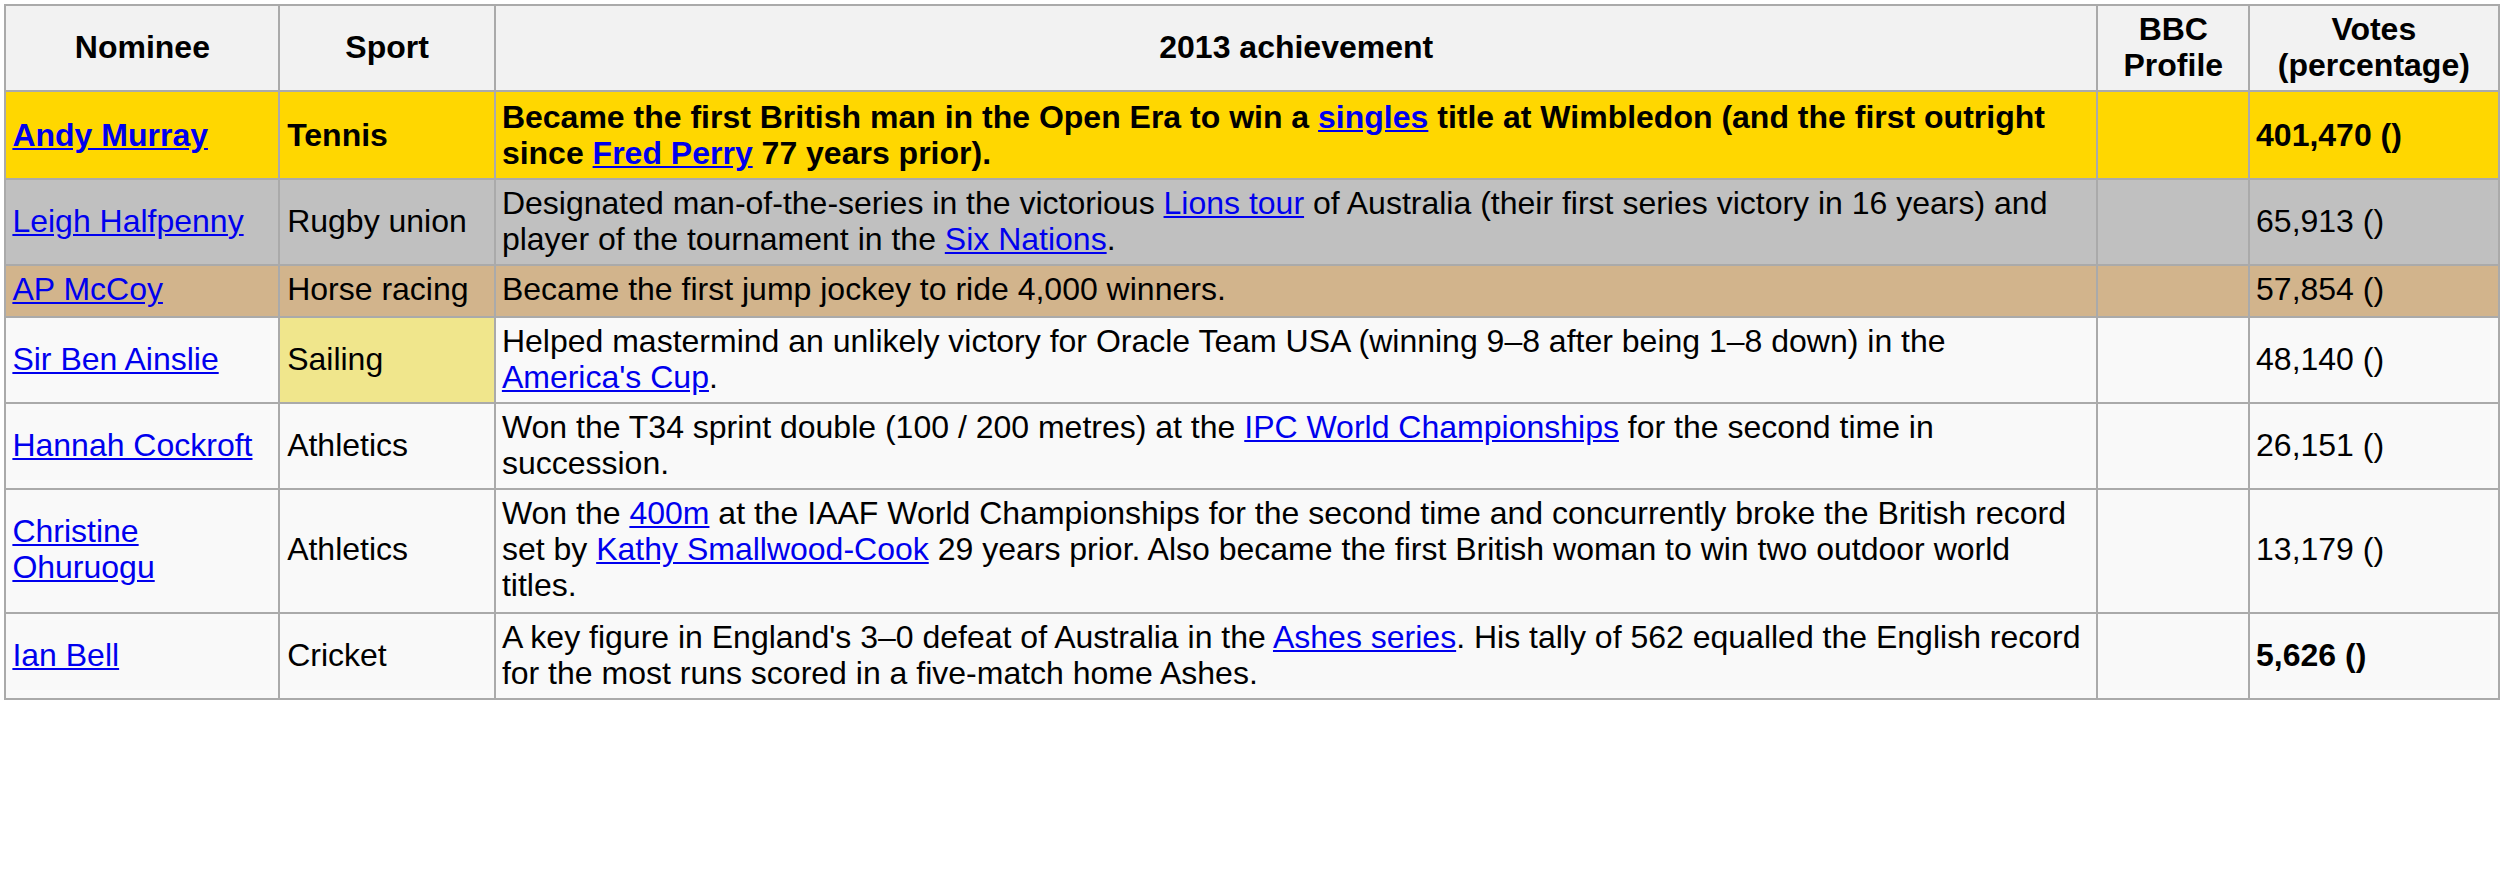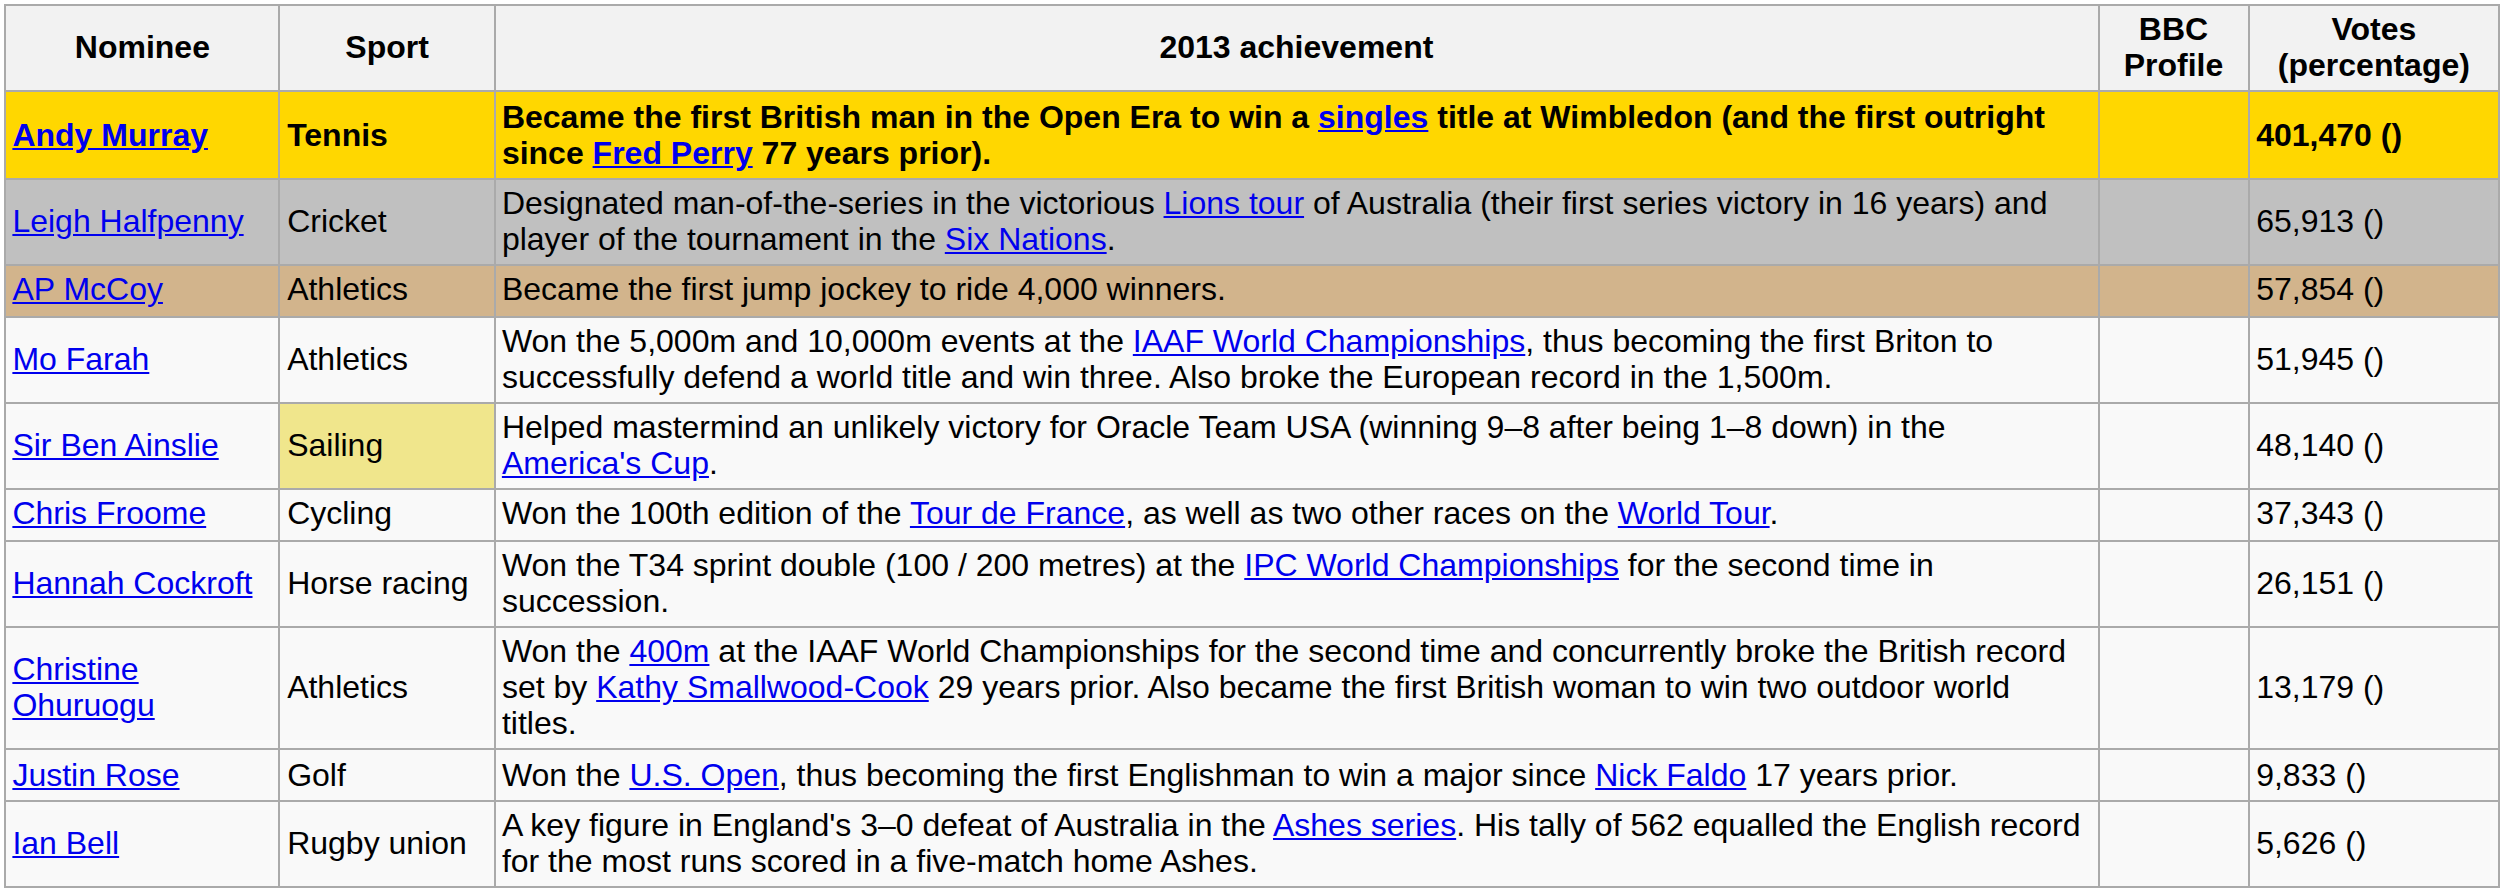(377, 221) Rugby union -> (337, 221) Cricket
(378, 290) Horse racing -> (348, 290) Athletics
+ row: (81, 358)
+ row: (109, 514)
(348, 445) Athletics -> (378, 583) Horse racing
+ row: (96, 774)
(337, 655) Cricket -> (377, 843) Rugby union
(2311, 655) bold -> (2311, 843) normal
